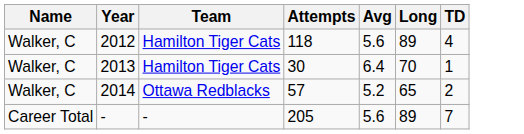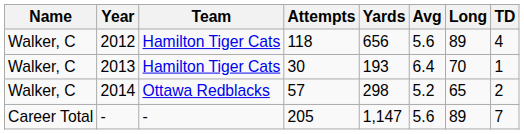+ column: (384, 16)
